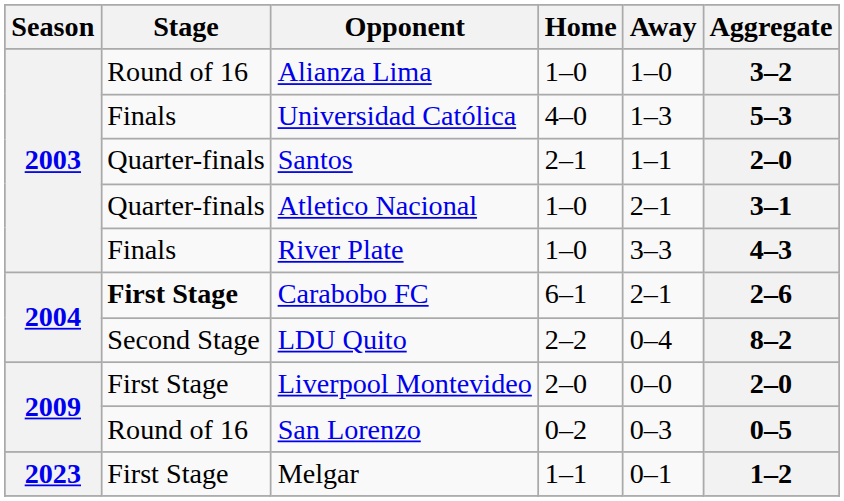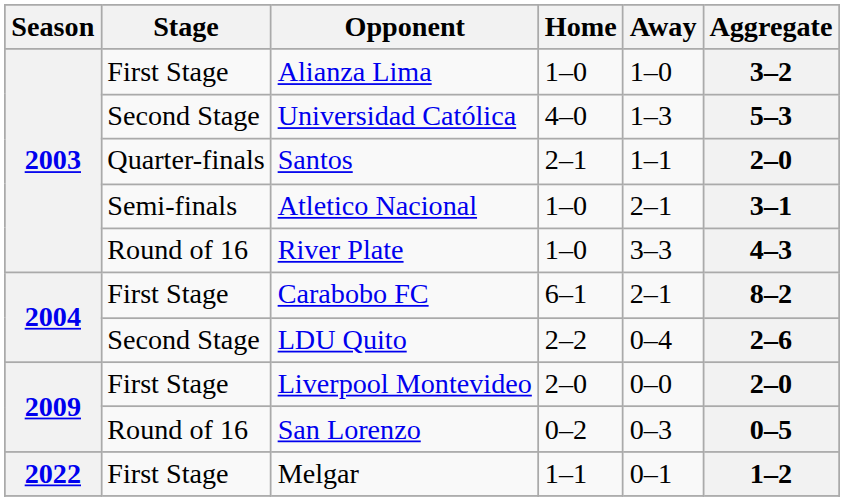(178, 71) Round of 16 -> (168, 71) First Stage
(142, 116) Finals -> (184, 116) Second Stage
(186, 205) Quarter-finals -> (172, 205) Semi-finals
(142, 250) Finals -> (178, 250) Round of 16
(173, 294) bold -> (168, 294) normal
(771, 294) 2–6 -> (771, 294) 8–2
(771, 339) 8–2 -> (771, 339) 2–6
(53, 473) 2023 -> (53, 473) 2022
